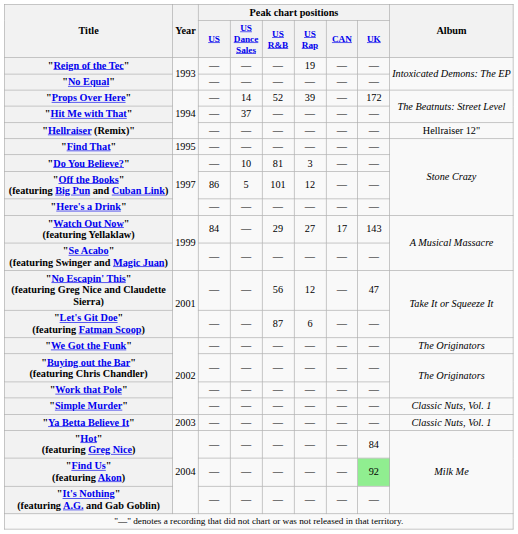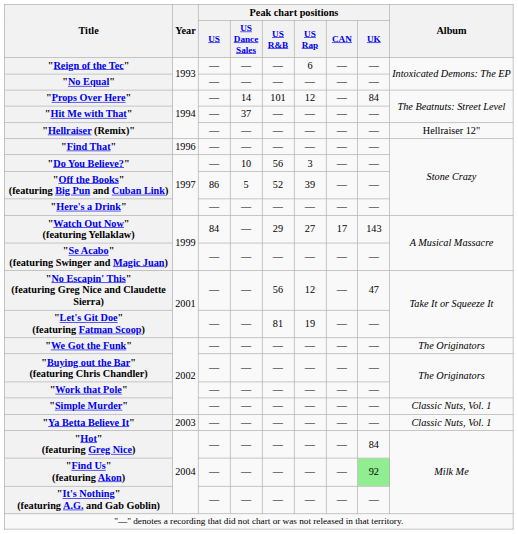(310, 65) 19 -> (310, 65) 6
(278, 98) 52 -> (278, 98) 101
(310, 98) 39 -> (310, 98) 12
(374, 98) 172 -> (374, 98) 84
(185, 147) 1995 -> (185, 147) 1996
(278, 163) 81 -> (278, 163) 56
(278, 185) 101 -> (278, 185) 52
(310, 185) 12 -> (310, 185) 39
(278, 324) 87 -> (278, 324) 81
(310, 324) 6 -> (310, 324) 19
